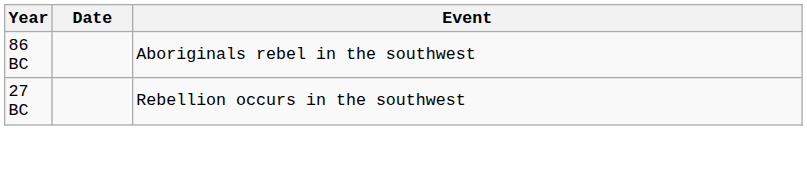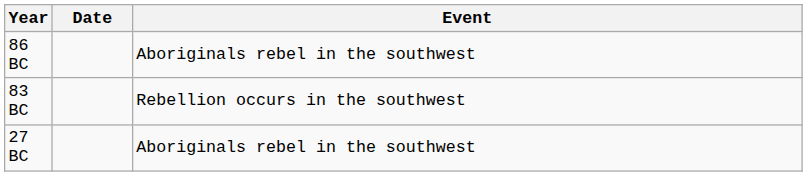+ row: (19, 101)
(301, 101) Rebellion occurs in the southwest -> (306, 148) Aboriginals rebel in the southwest
